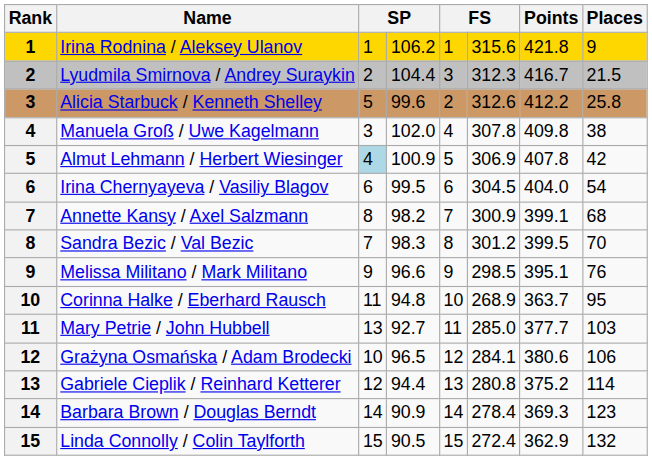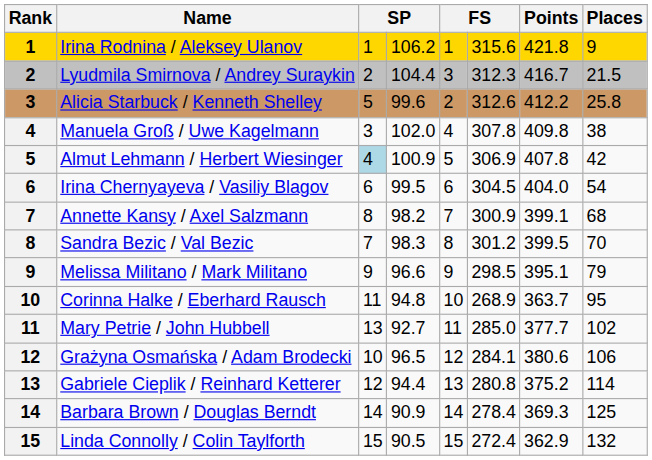(596, 272) 76 -> (596, 272) 79
(601, 328) 103 -> (601, 328) 102
(601, 412) 123 -> (601, 412) 125
